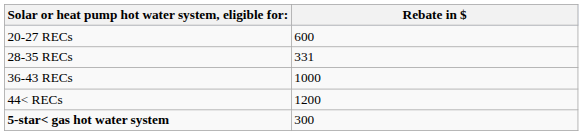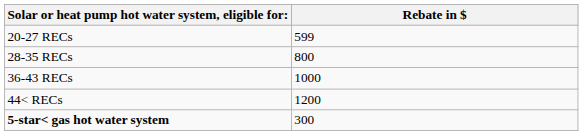(304, 36) 600 -> (304, 36) 599
(304, 57) 331 -> (304, 57) 800
